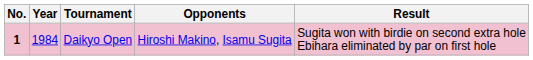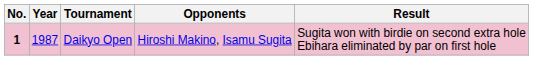(45, 39) 1984 -> (45, 39) 1987
